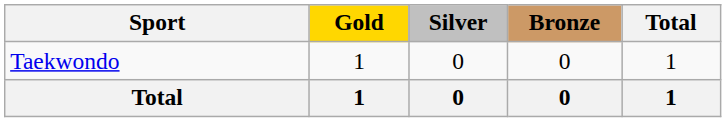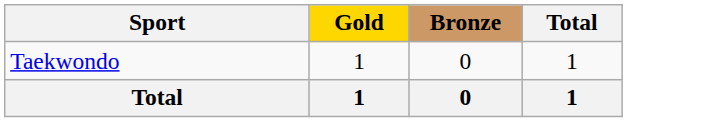- column: (458, 23)
